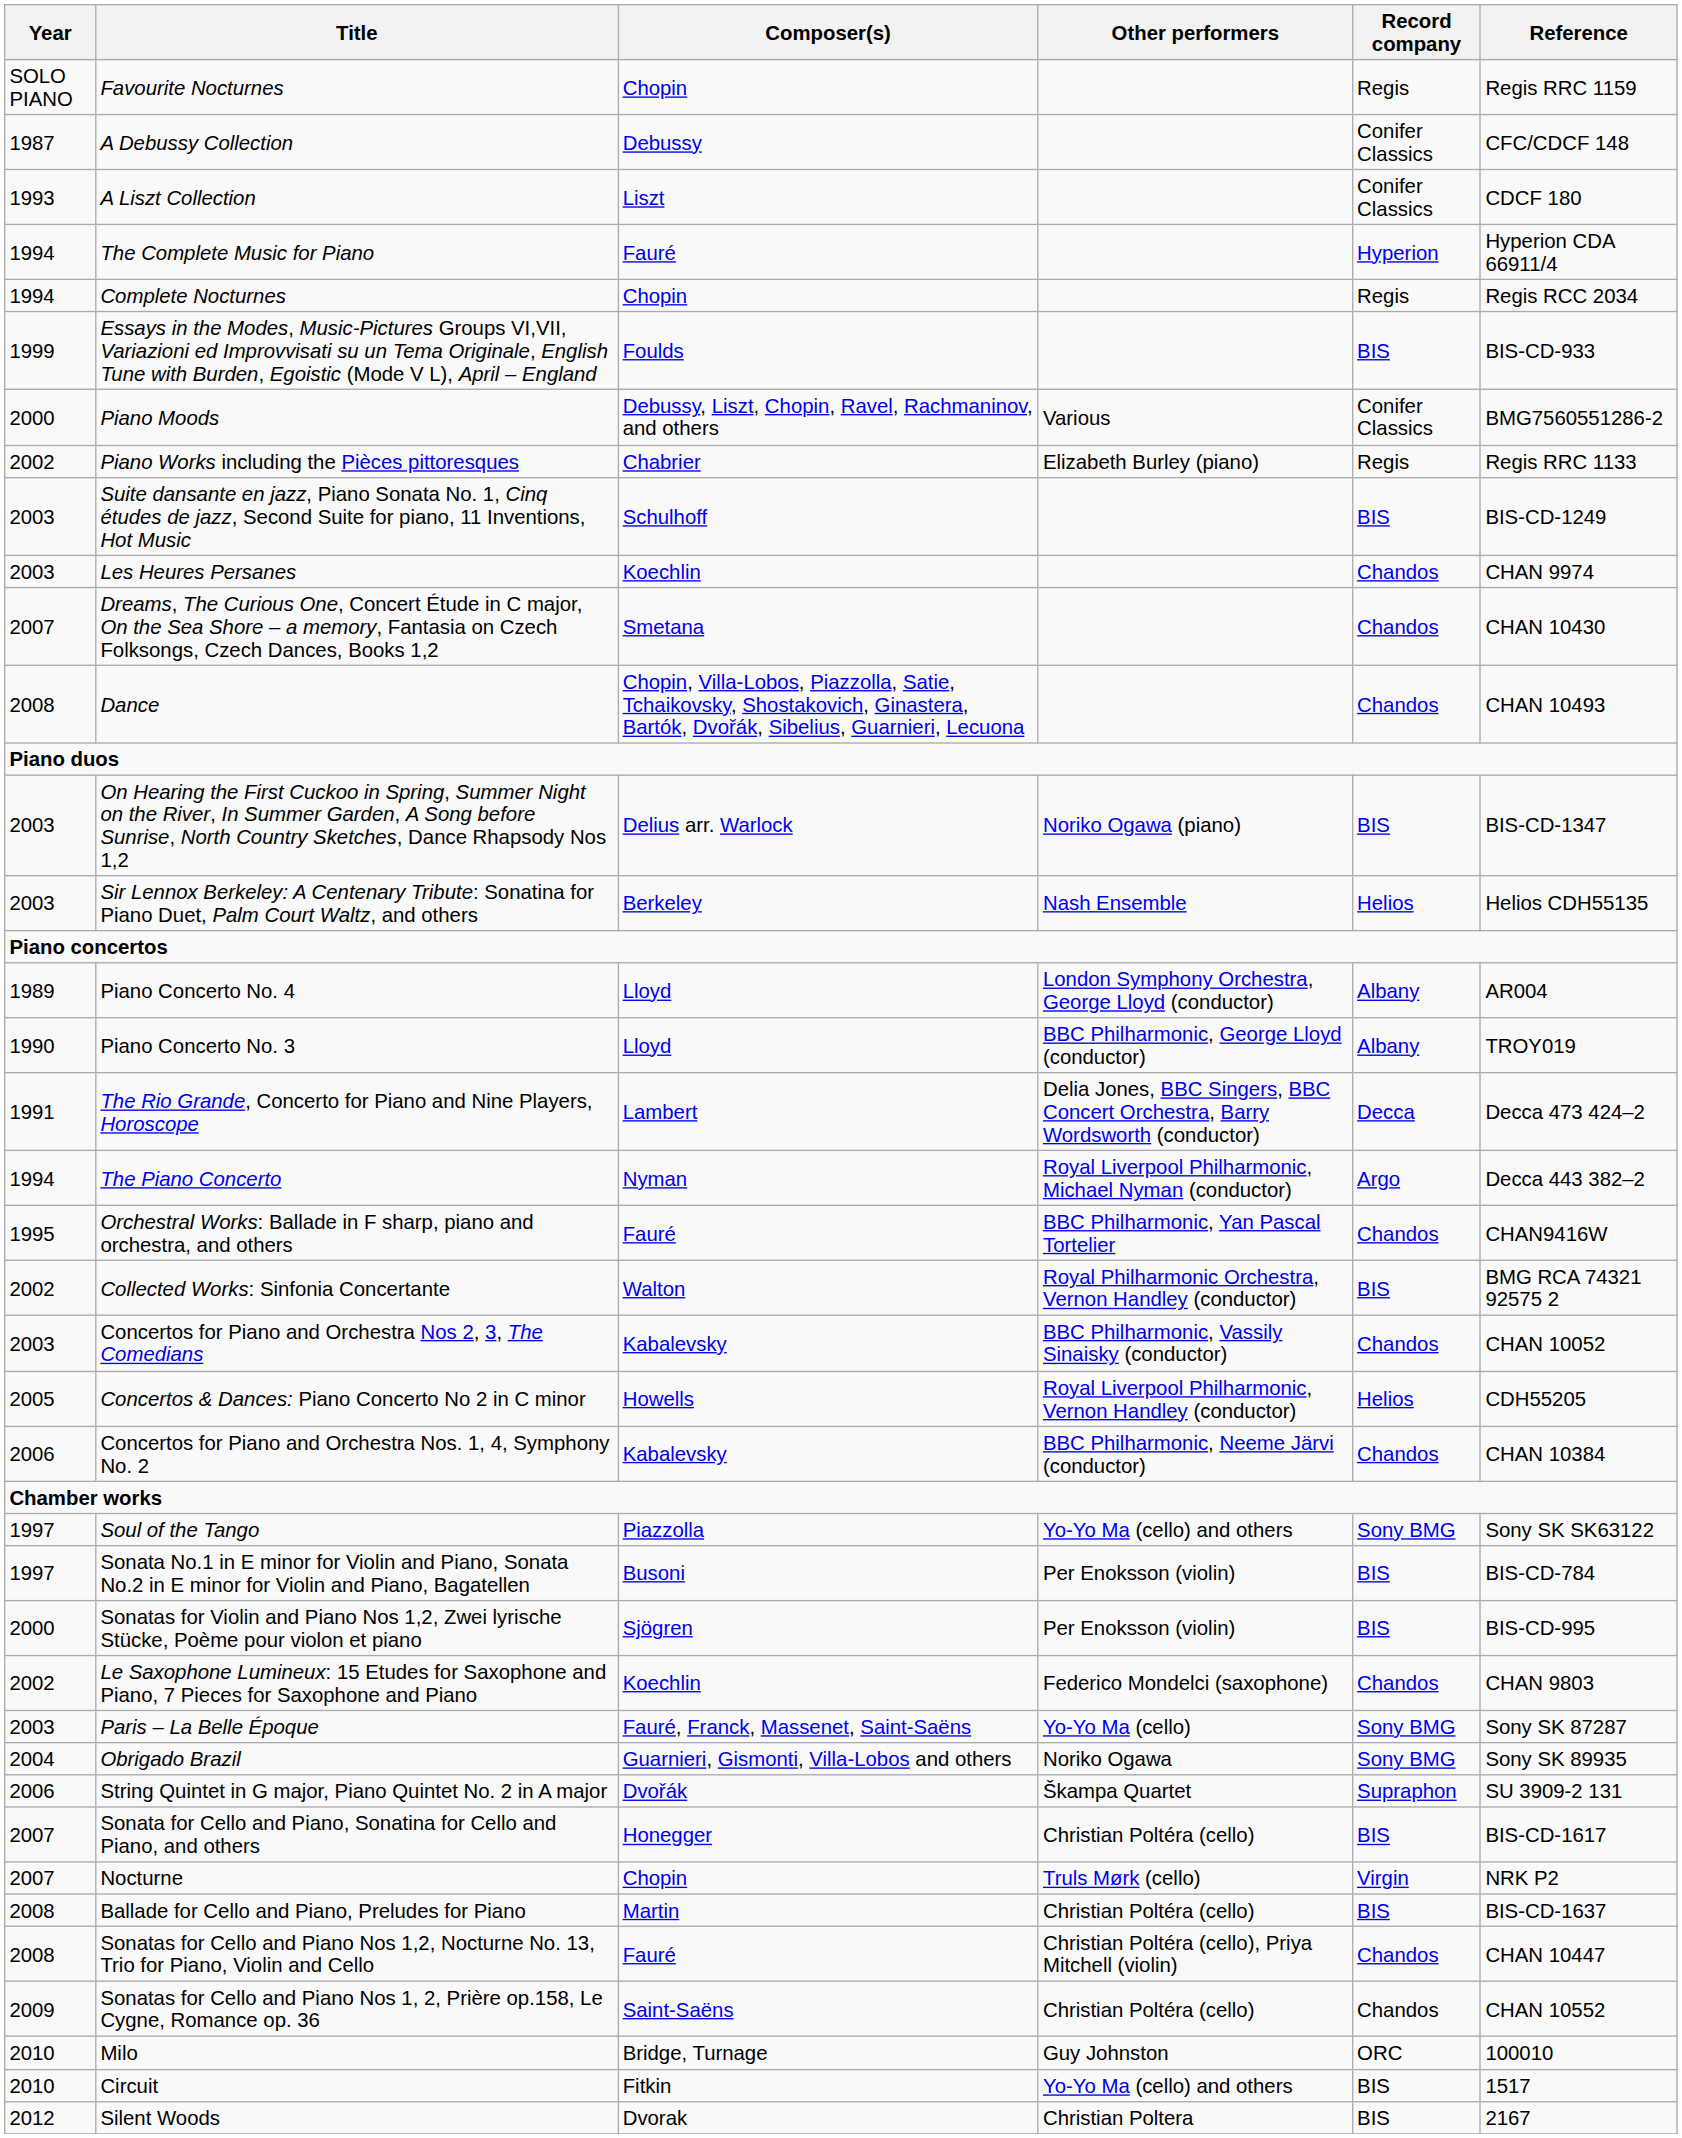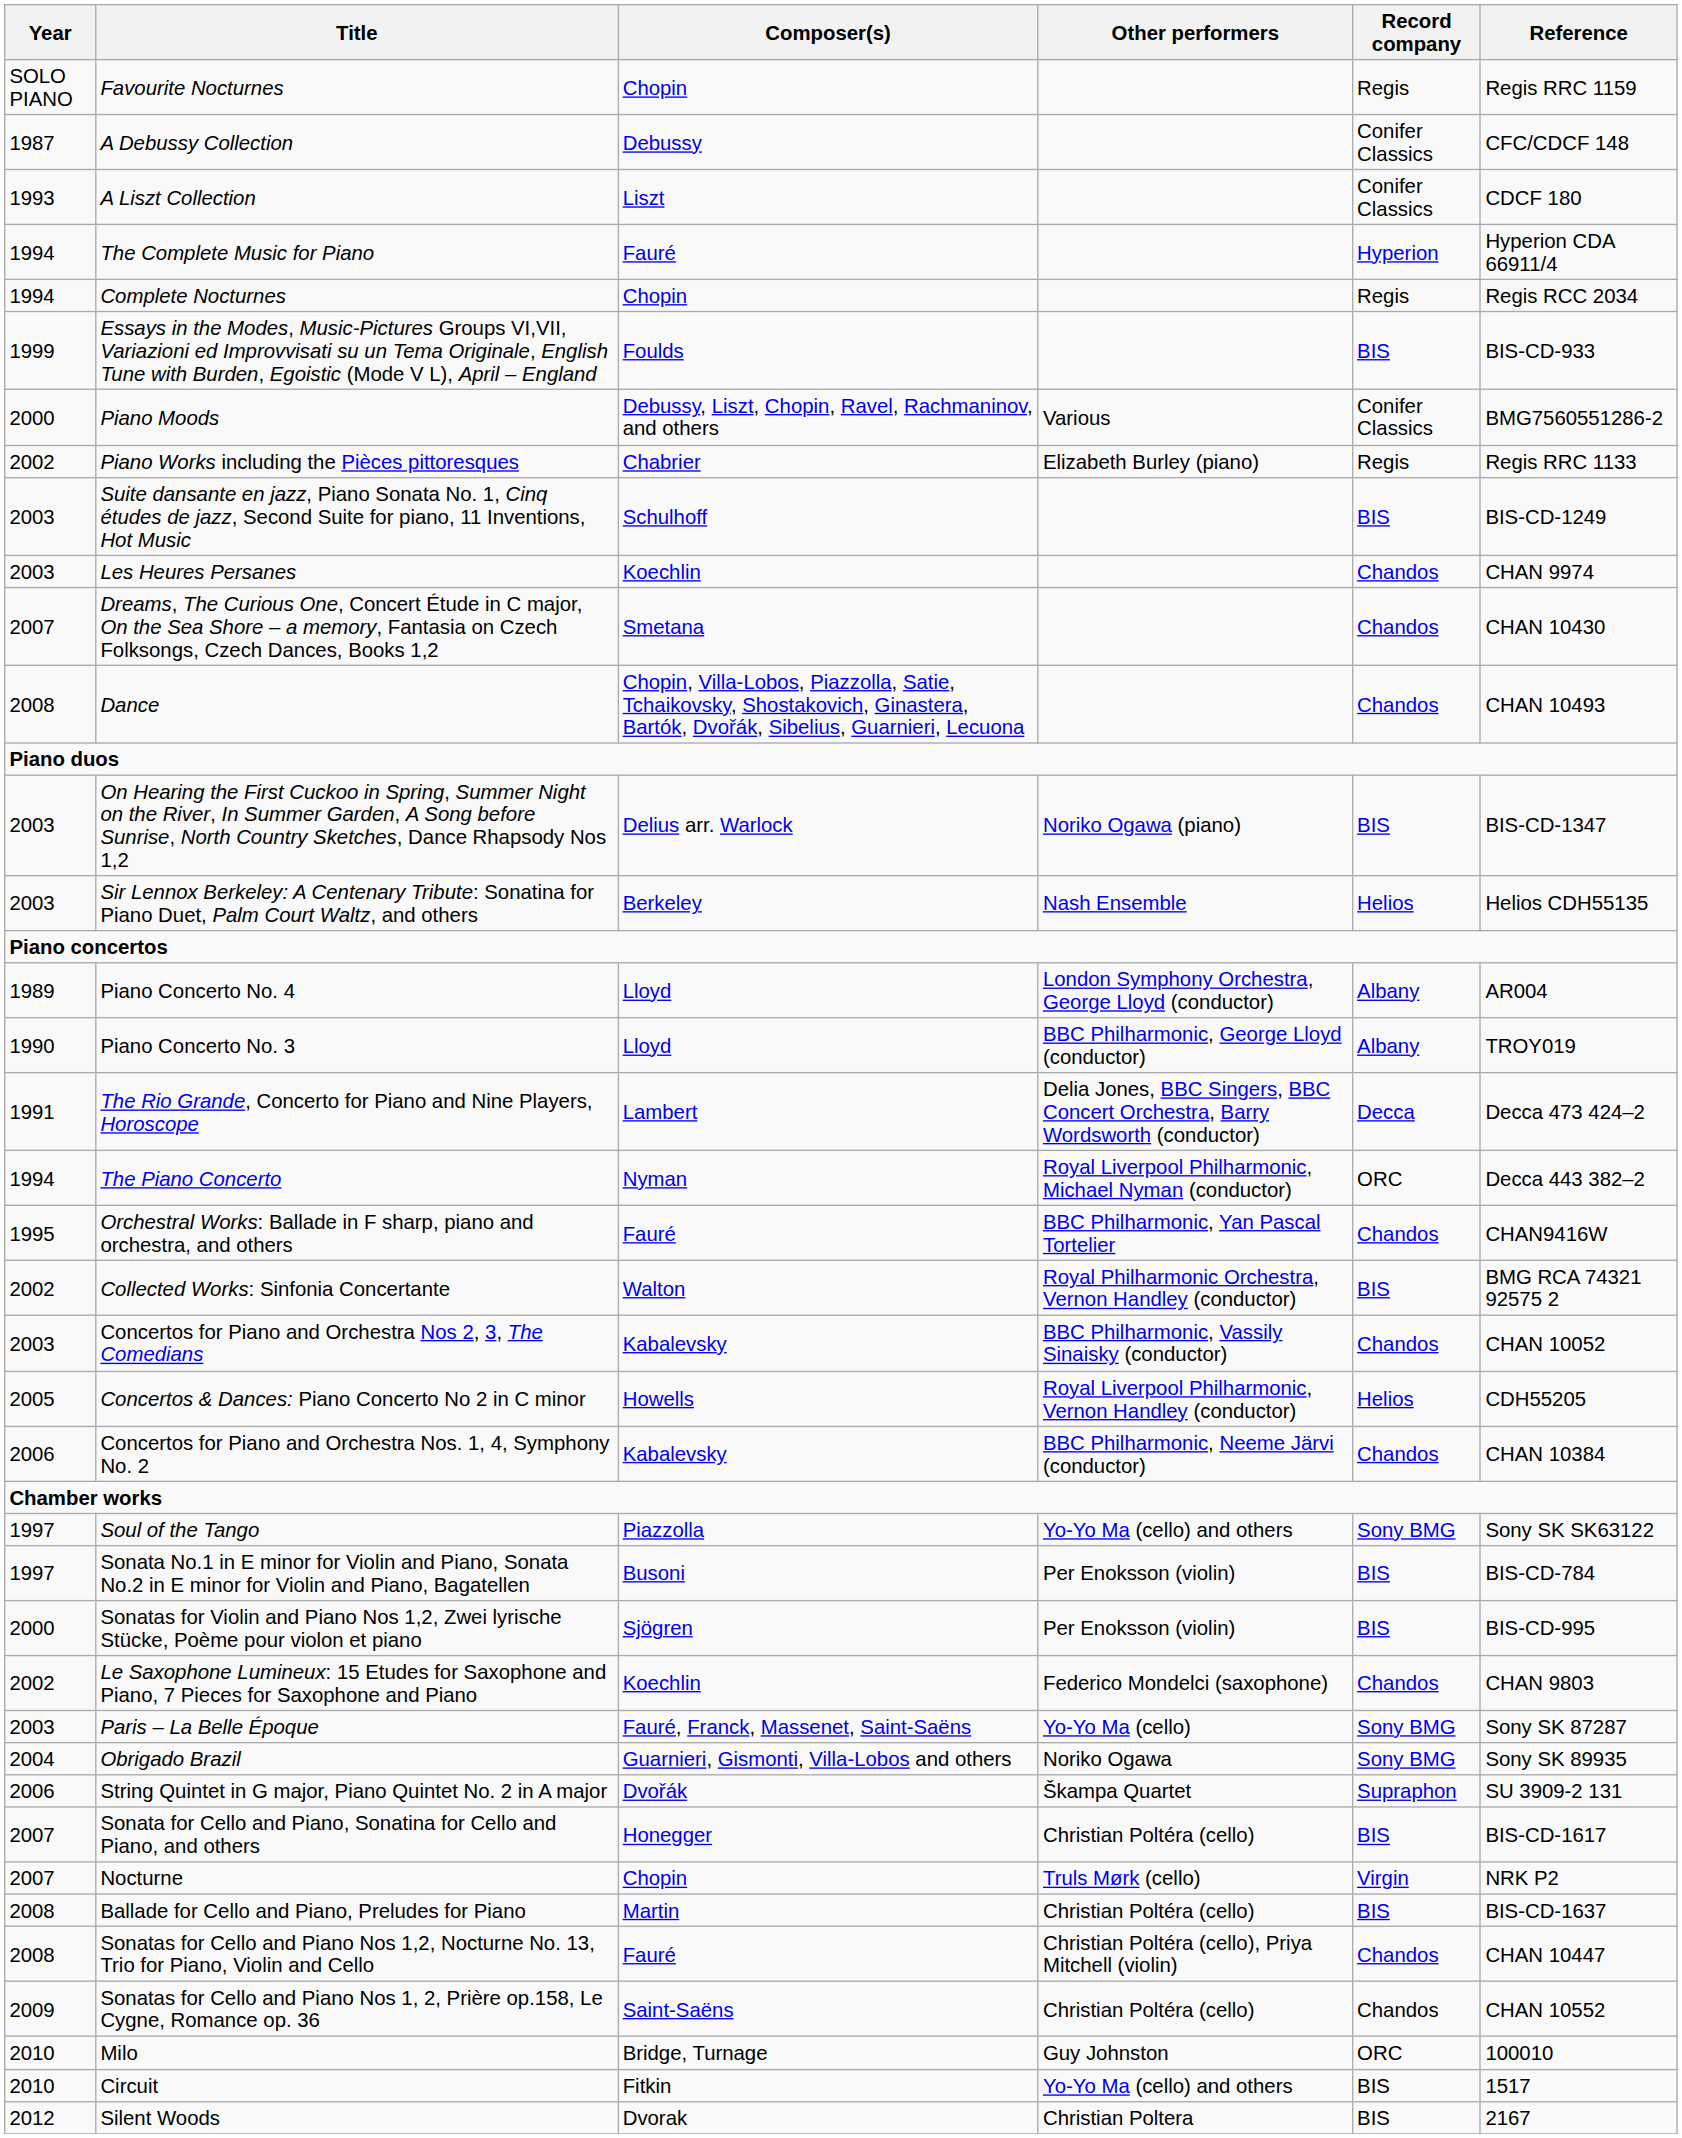(1379, 1178) Argo -> (1380, 1178) ORC
